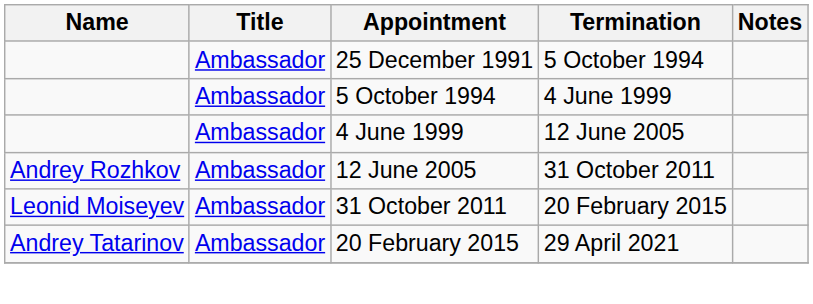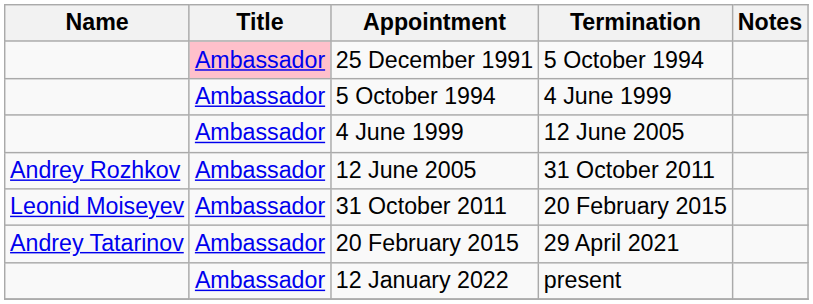(260, 59) no background -> (260, 59) pink background
+ row: (422, 280)
